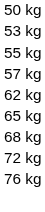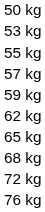+ row: (23, 95)
